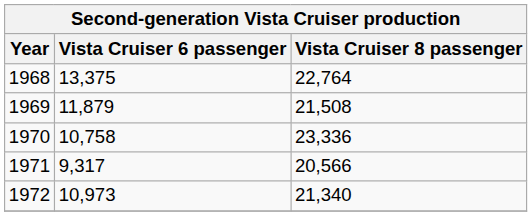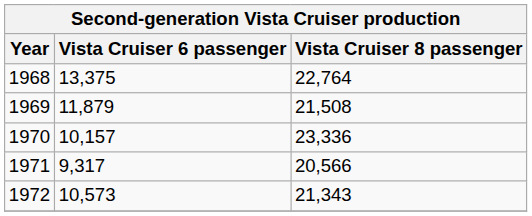(87, 136) 10,758 -> (87, 136) 10,157
(87, 195) 10,973 -> (87, 195) 10,573
(323, 195) 21,340 -> (323, 195) 21,343
